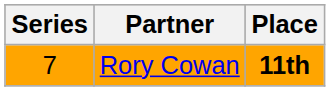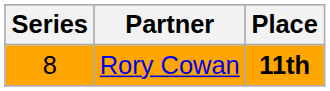(50, 65) 7 -> (50, 65) 8
